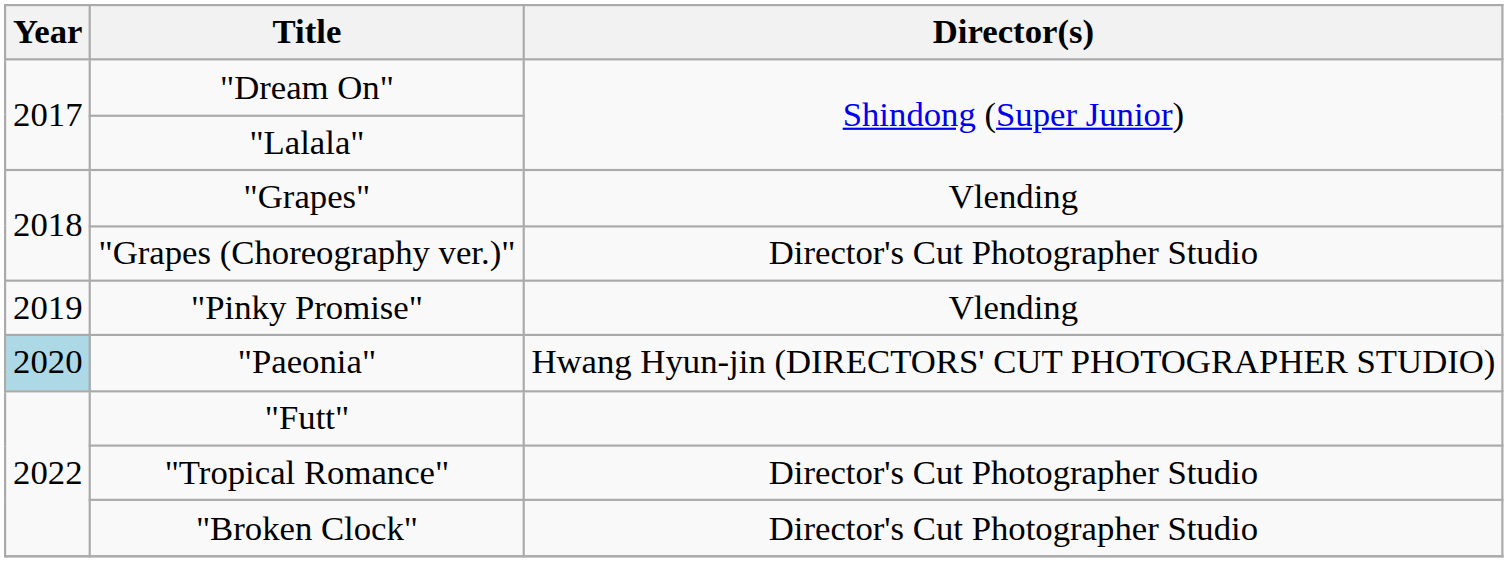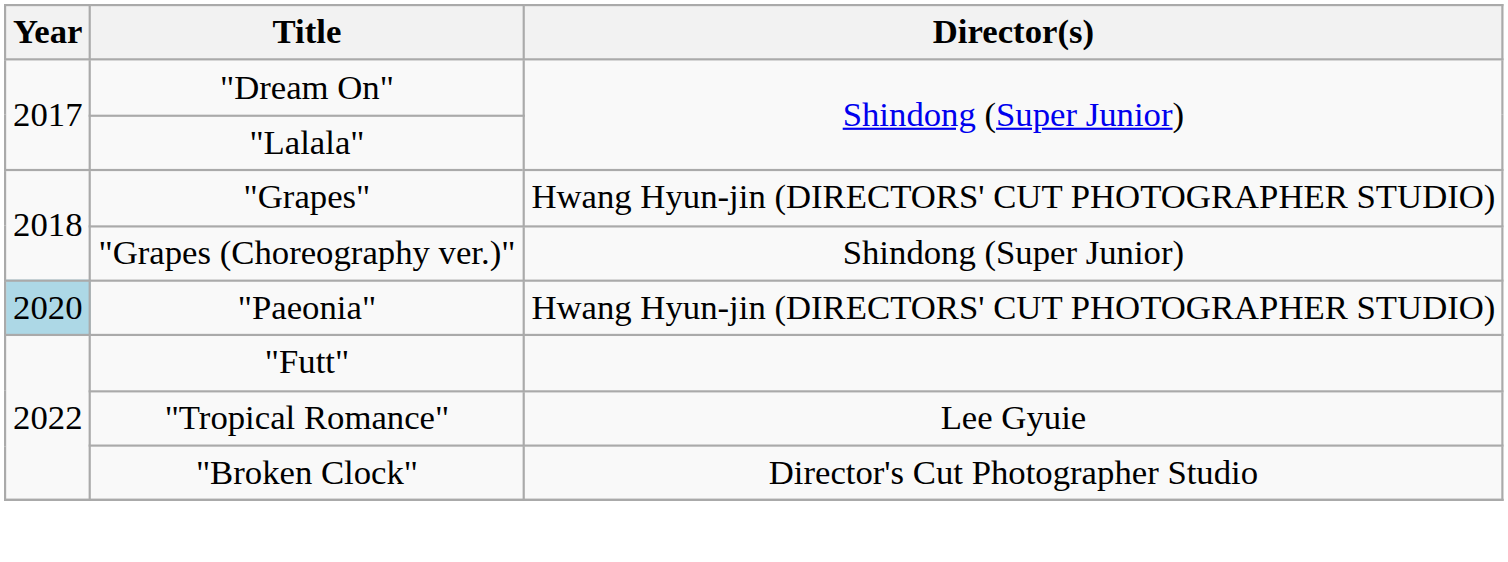(1013, 197) Vlending -> (1013, 197) Hwang Hyun-jin (DIRECTORS' CUT PHOTOGRAPHER STUDIO)
(1013, 252) Director's Cut Photographer Studio -> (1013, 252) Shindong (Super Junior)
- row: (307, 307)
(1013, 472) Director's Cut Photographer Studio -> (1013, 417) Lee Gyuie
